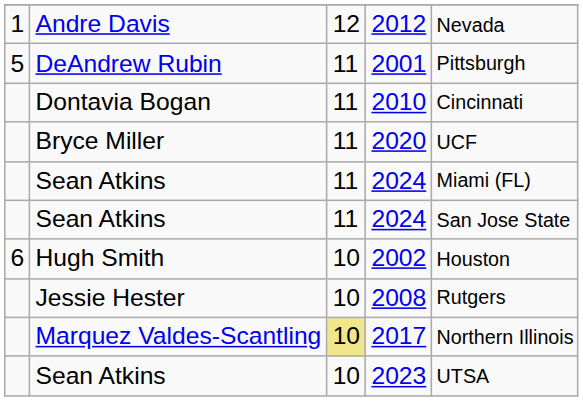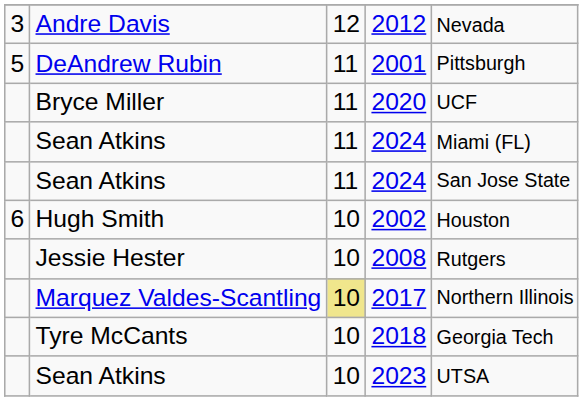(17, 24) 1 -> (17, 24) 3
- row: (123, 102)
+ row: (112, 336)
